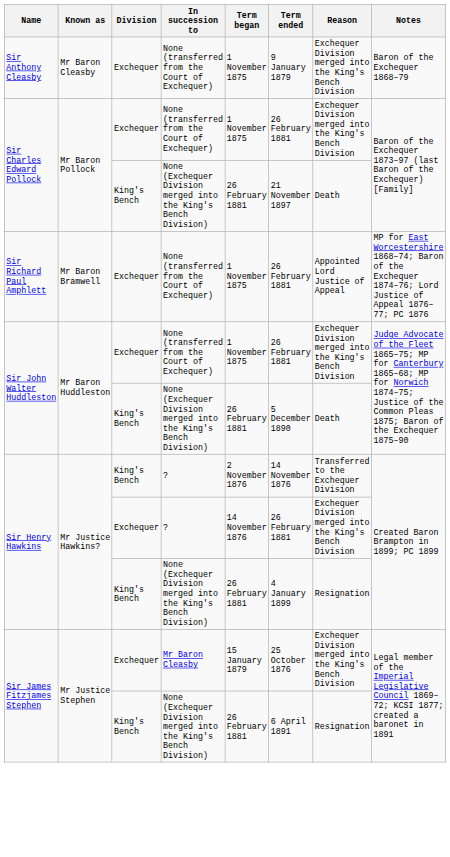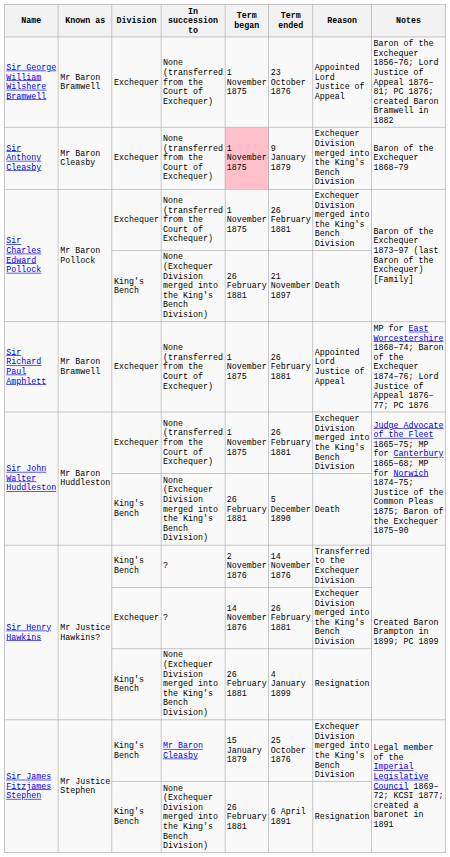+ row: (31, 82)
(247, 68) no background -> (247, 158) pink background
(137, 660) Exchequer -> (129, 751) King's Bench
